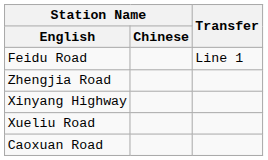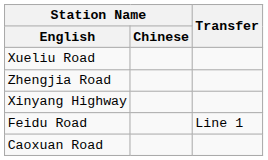rows swapped: (47, 59) <-> (51, 123)
